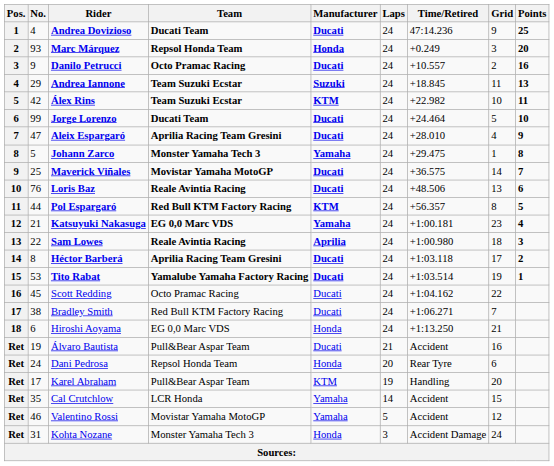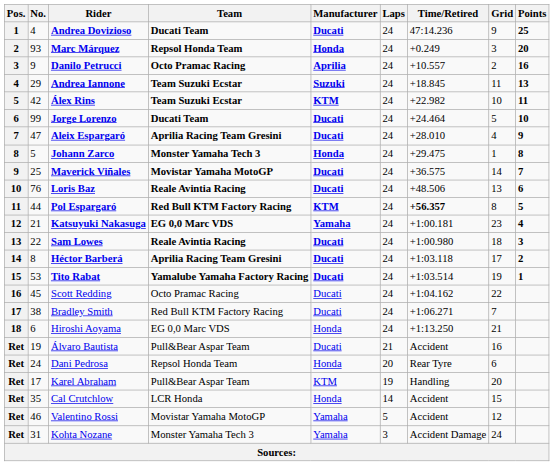(328, 66) Ducati -> (330, 66) Aprilia
(332, 153) Yamaha -> (329, 153) Honda
(427, 206) normal -> (427, 206) bold
(330, 241) Aprilia -> (328, 241) Ducati
(330, 399) Yamaha -> (327, 399) Honda
(327, 434) Honda -> (330, 434) Yamaha
